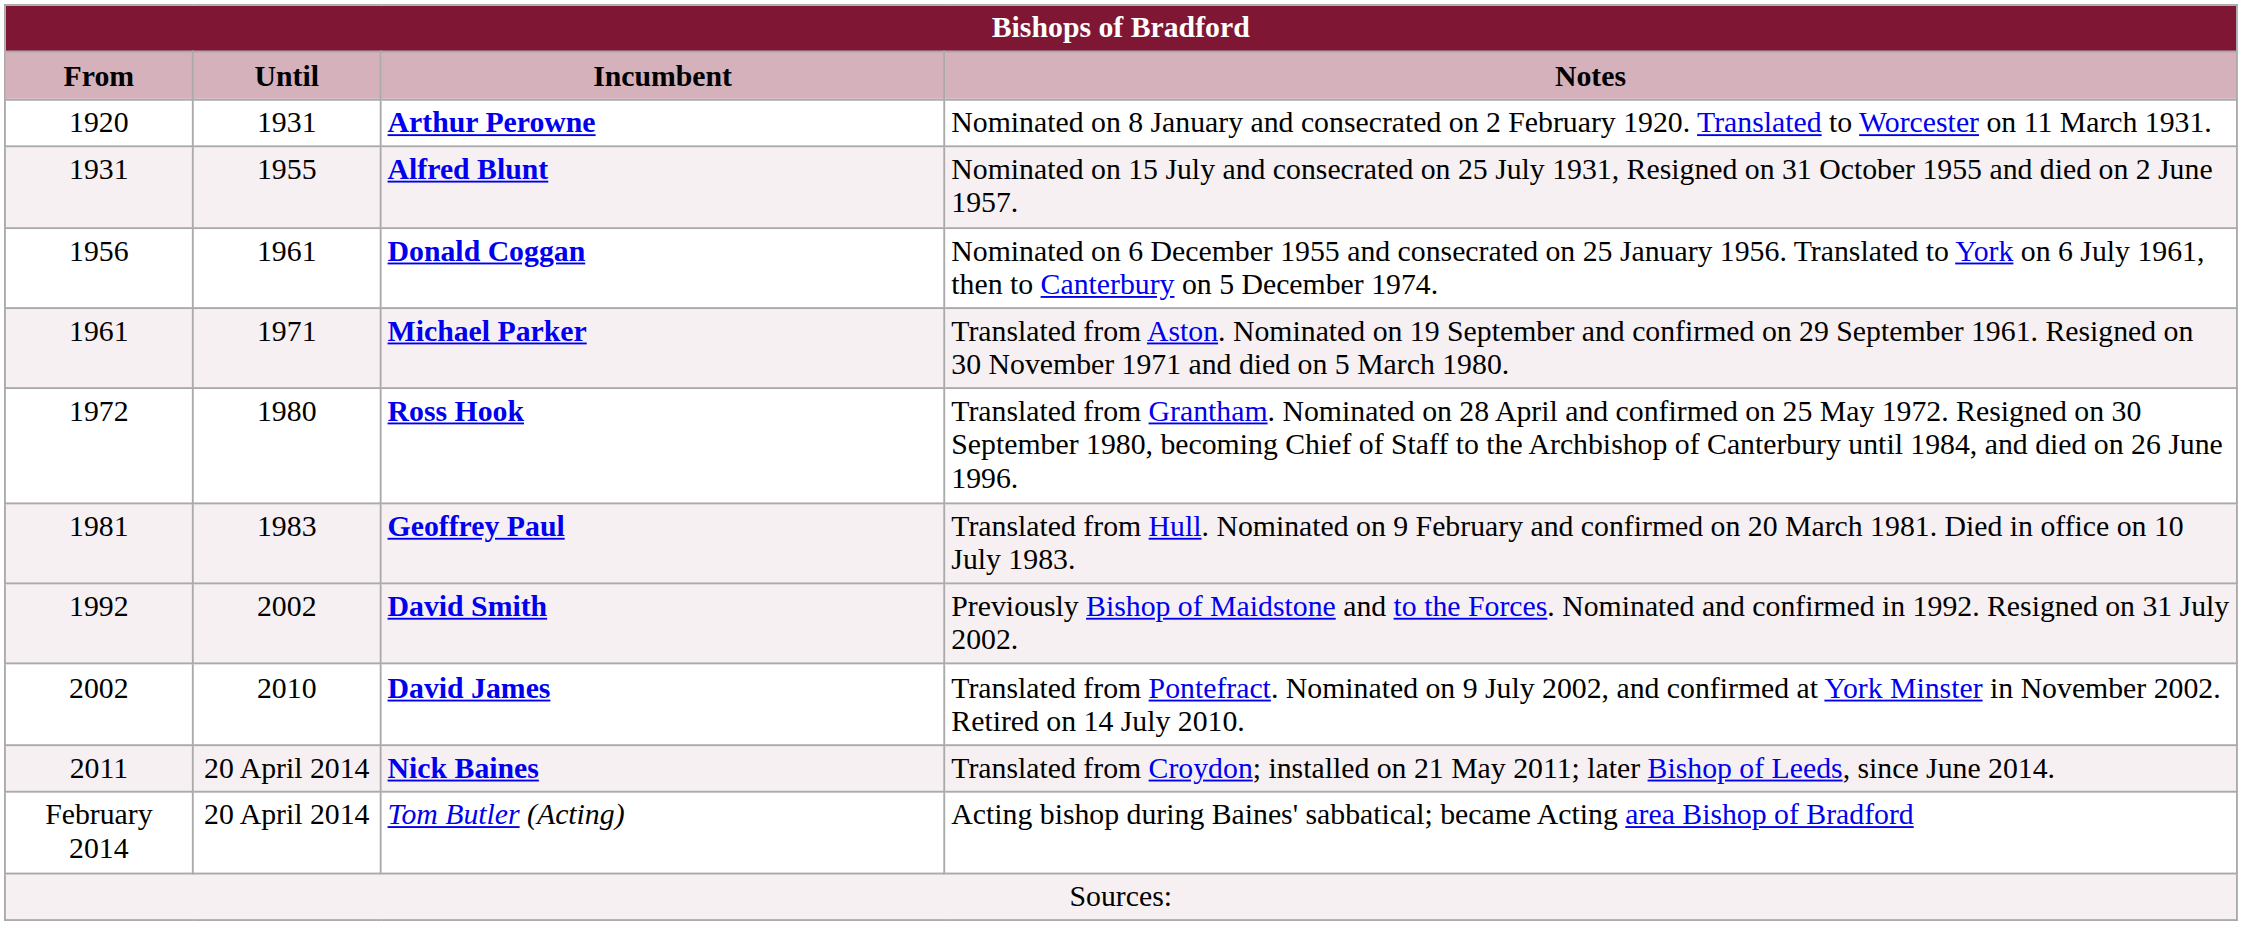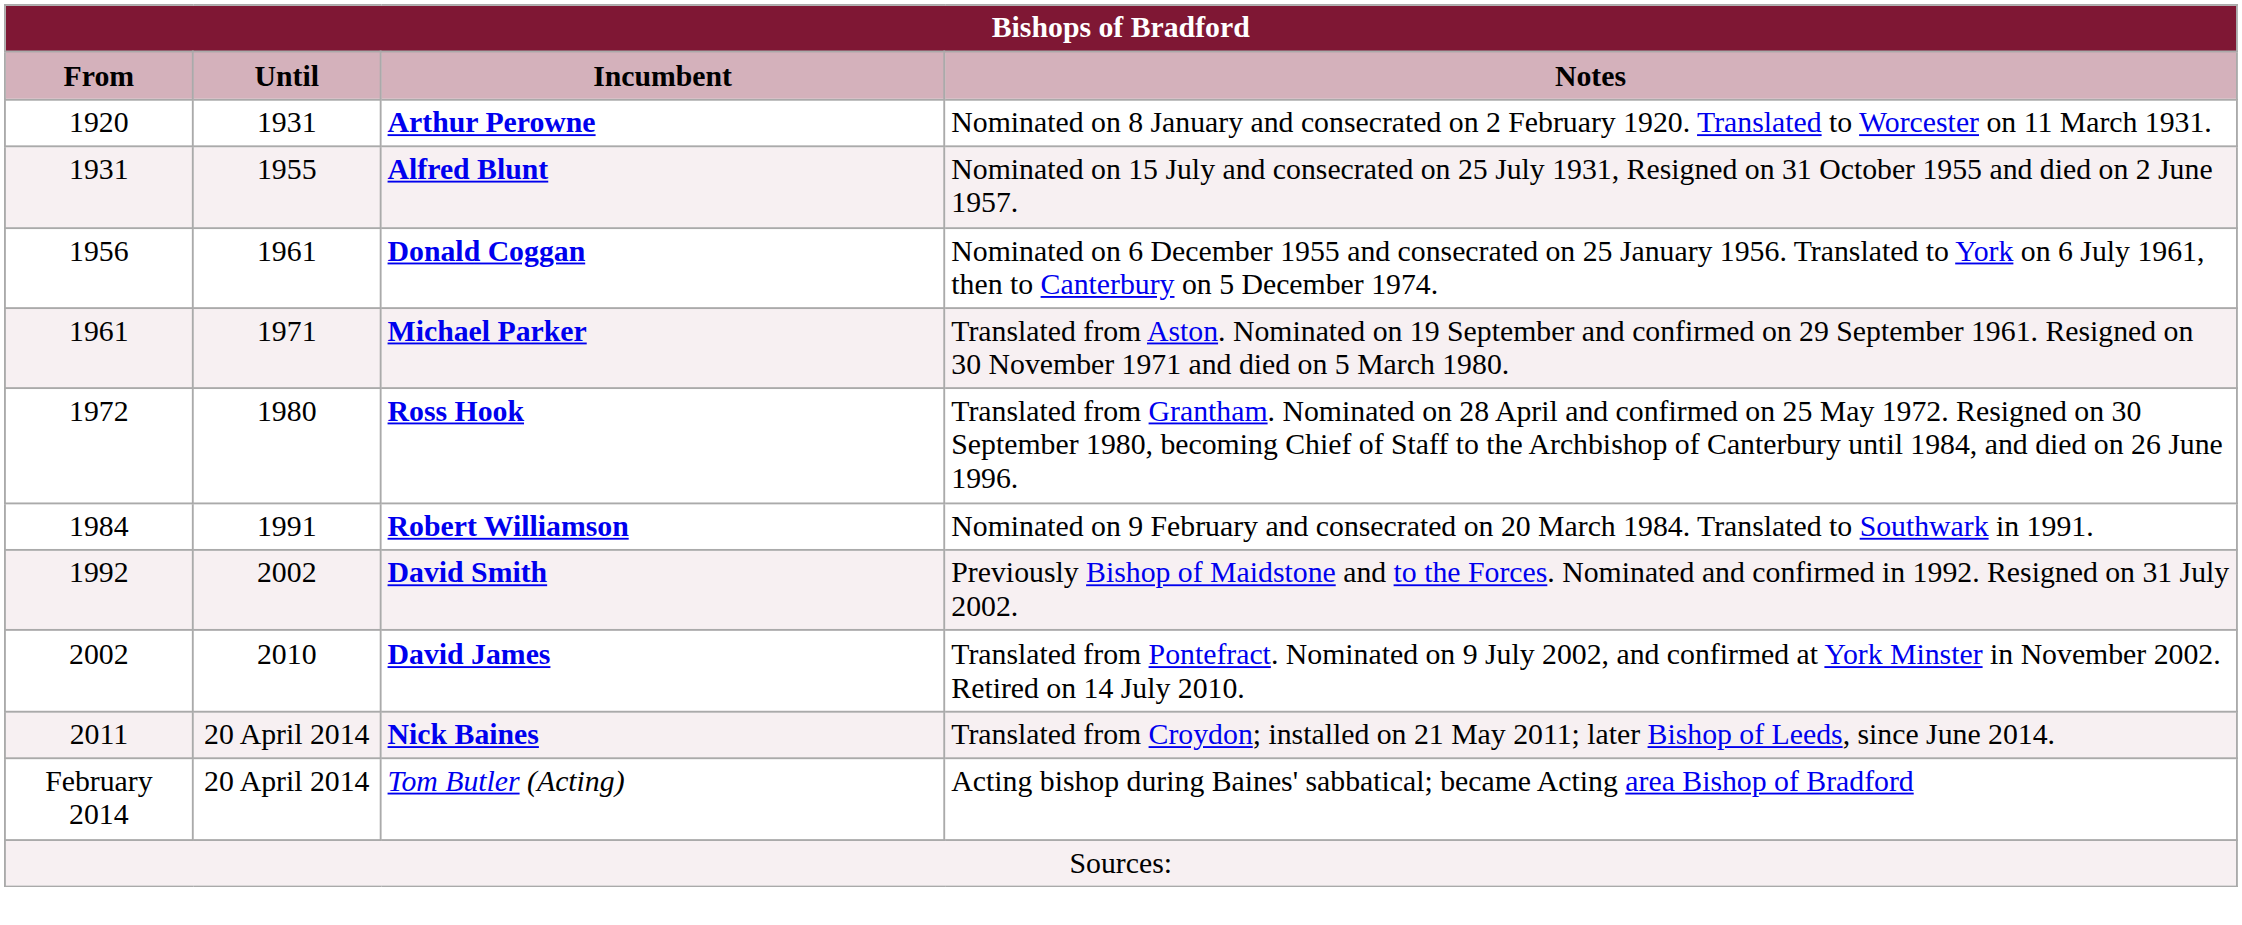- row: (476, 525)
+ row: (508, 525)
